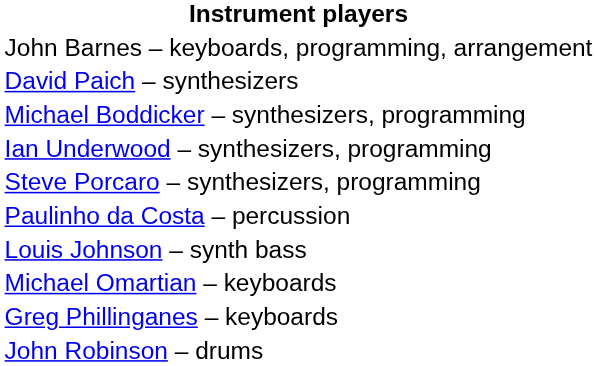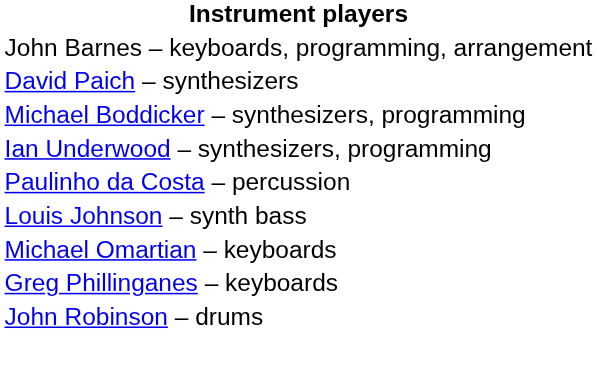- row: (243, 182)
